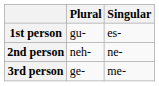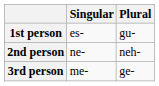columns swapped: (129, 14) <-> (86, 14)
